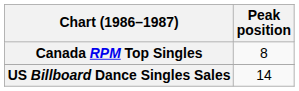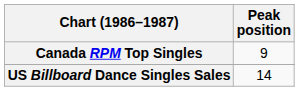(264, 53) 8 -> (264, 53) 9
